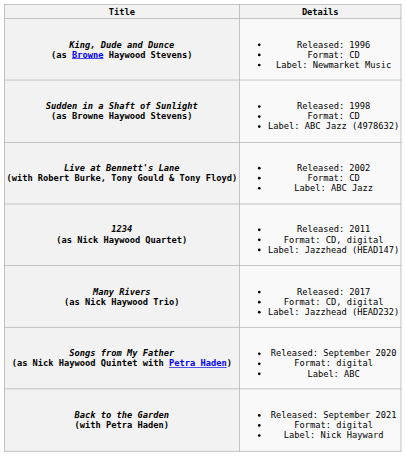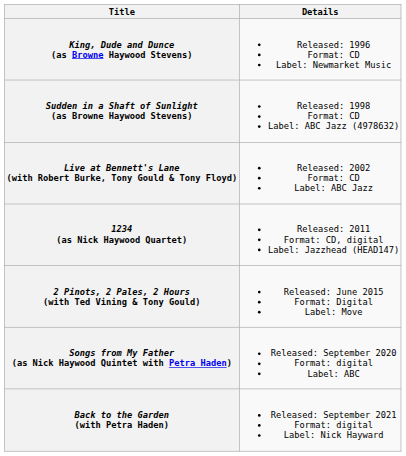+ row: (122, 296)
- row: (122, 296)
